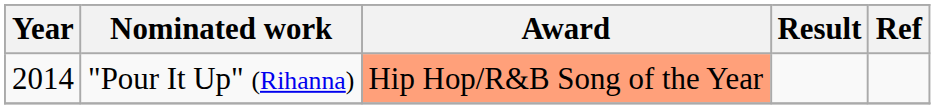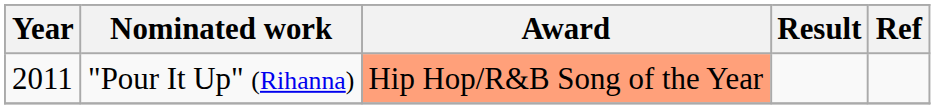(43, 77) 2014 -> (42, 77) 2011
